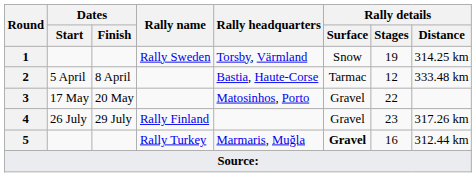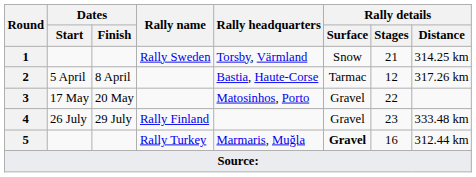(391, 56) 19 -> (391, 56) 21
(442, 77) 333.48 km -> (442, 77) 317.26 km
(442, 118) 317.26 km -> (442, 118) 333.48 km
